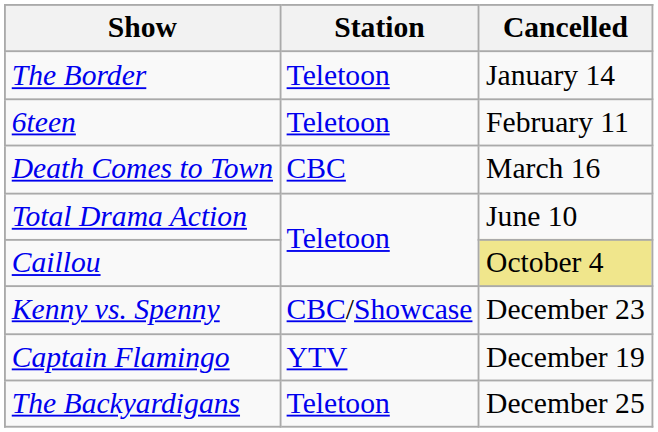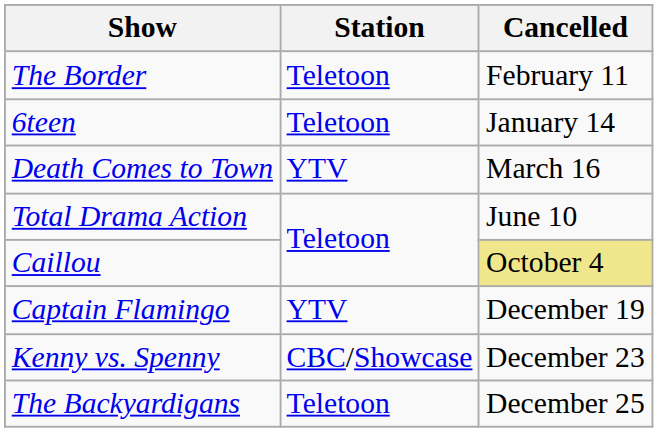(551, 74) January 14 -> (557, 74) February 11
(557, 121) February 11 -> (551, 121) January 14
(316, 168) CBC -> (317, 168) YTV
rows swapped: (121, 356) <-> (116, 309)
